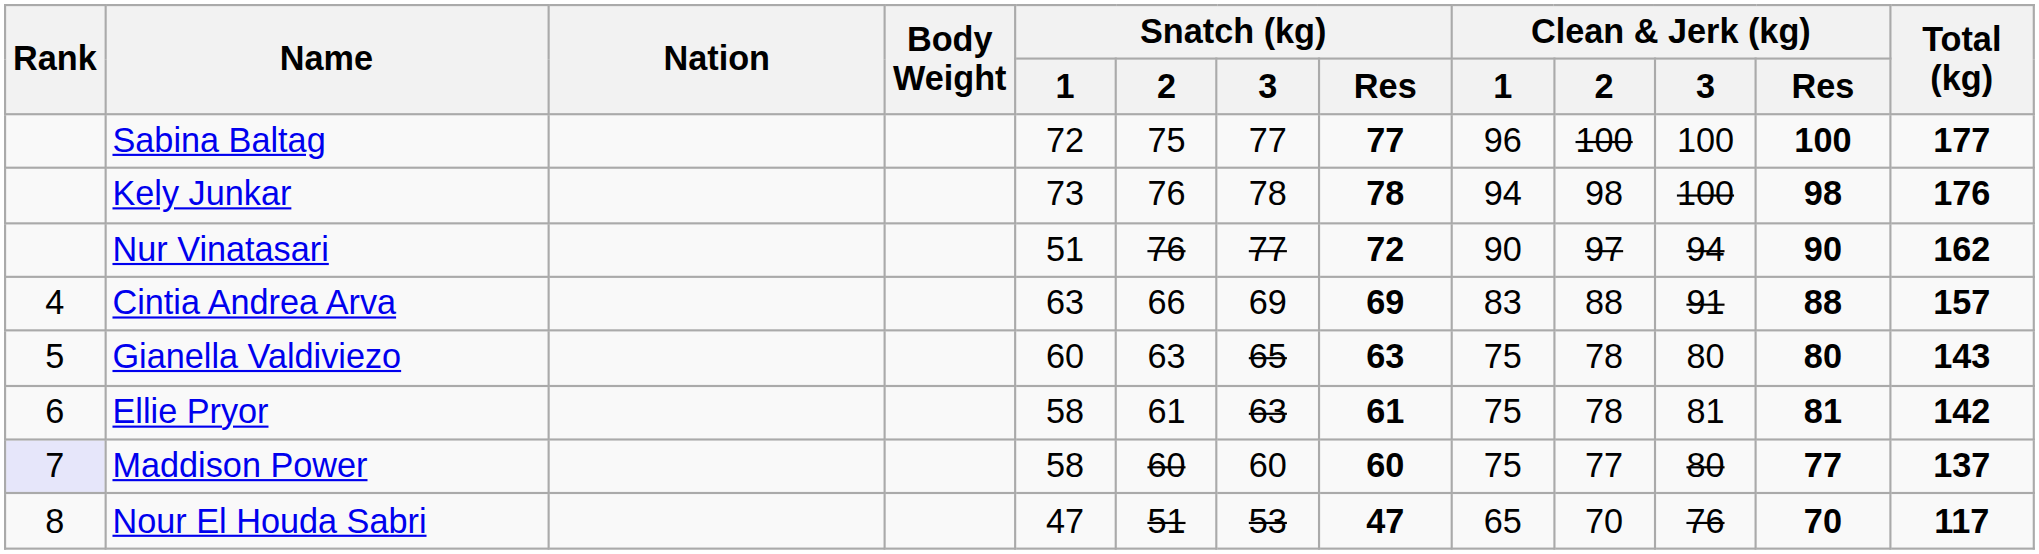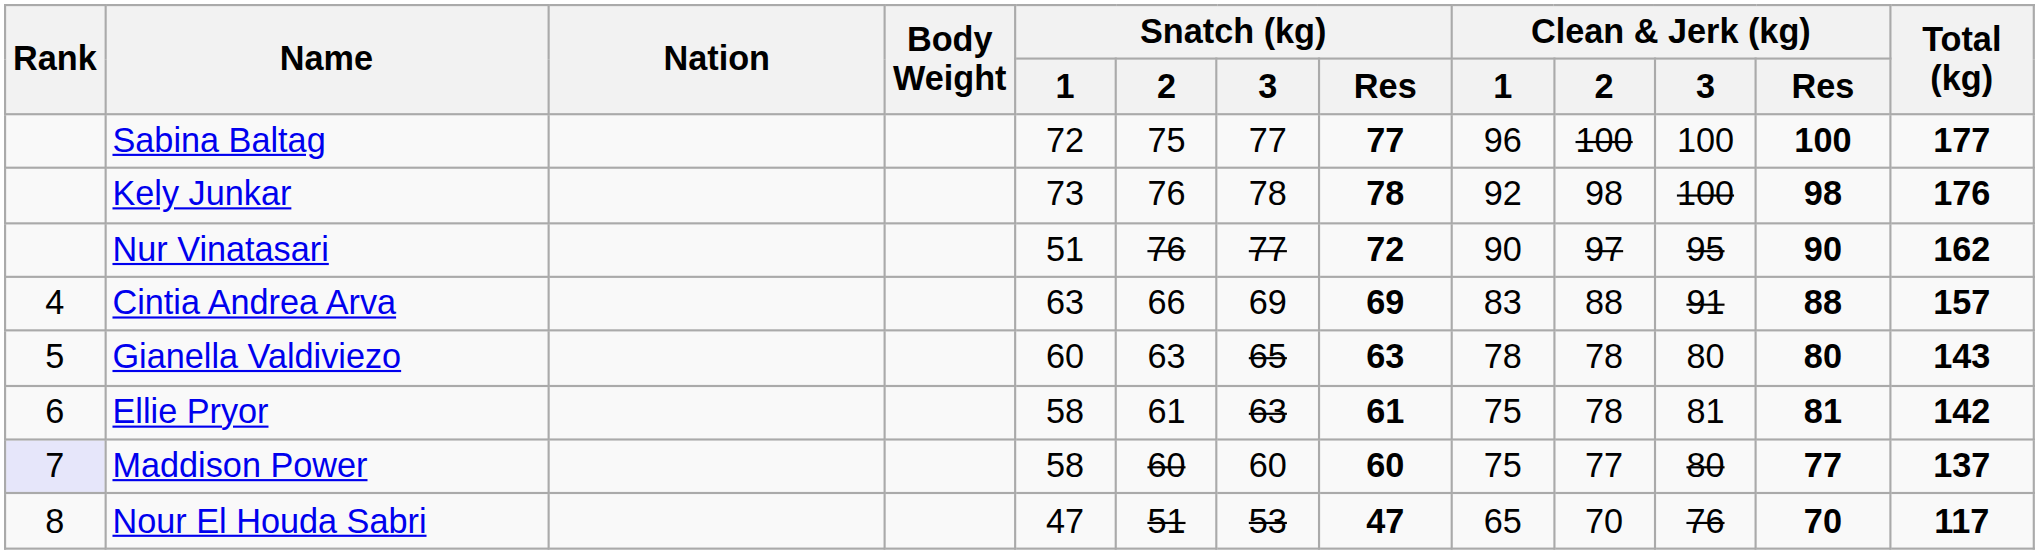(1503, 194) 94 -> (1503, 194) 92
(1705, 248) 94 -> (1705, 248) 95
(1503, 357) 75 -> (1503, 357) 78
